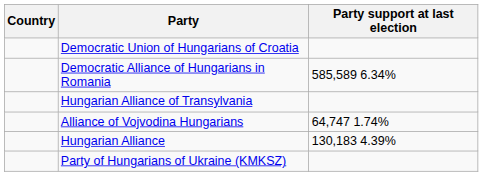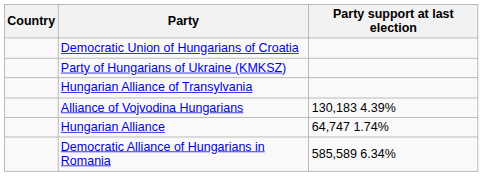rows swapped: (163, 75) <-> (174, 161)
(350, 121) 64,747 1.74% -> (354, 107) 130,183 4.39%
(354, 141) 130,183 4.39% -> (350, 127) 64,747 1.74%
